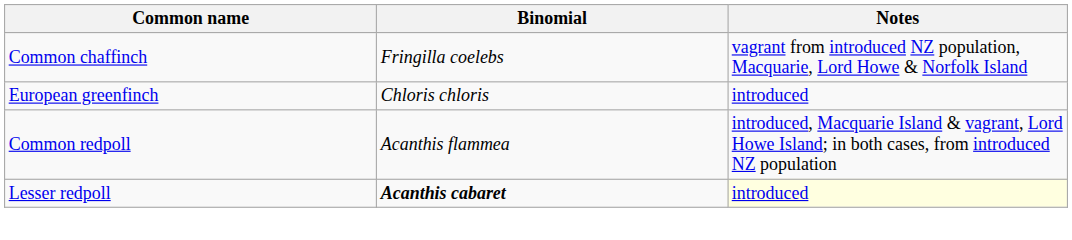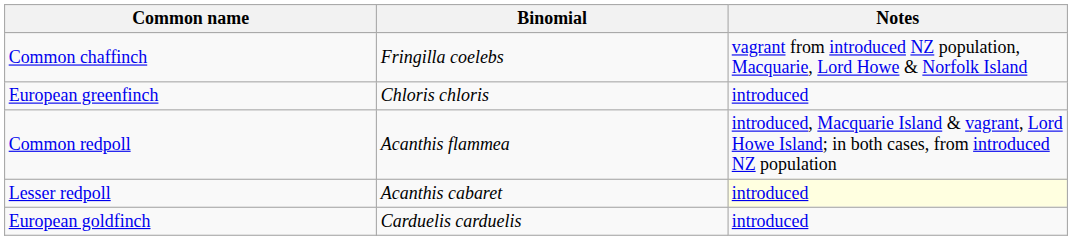(443, 192) bold -> (441, 192) normal
+ row: (80, 221)
